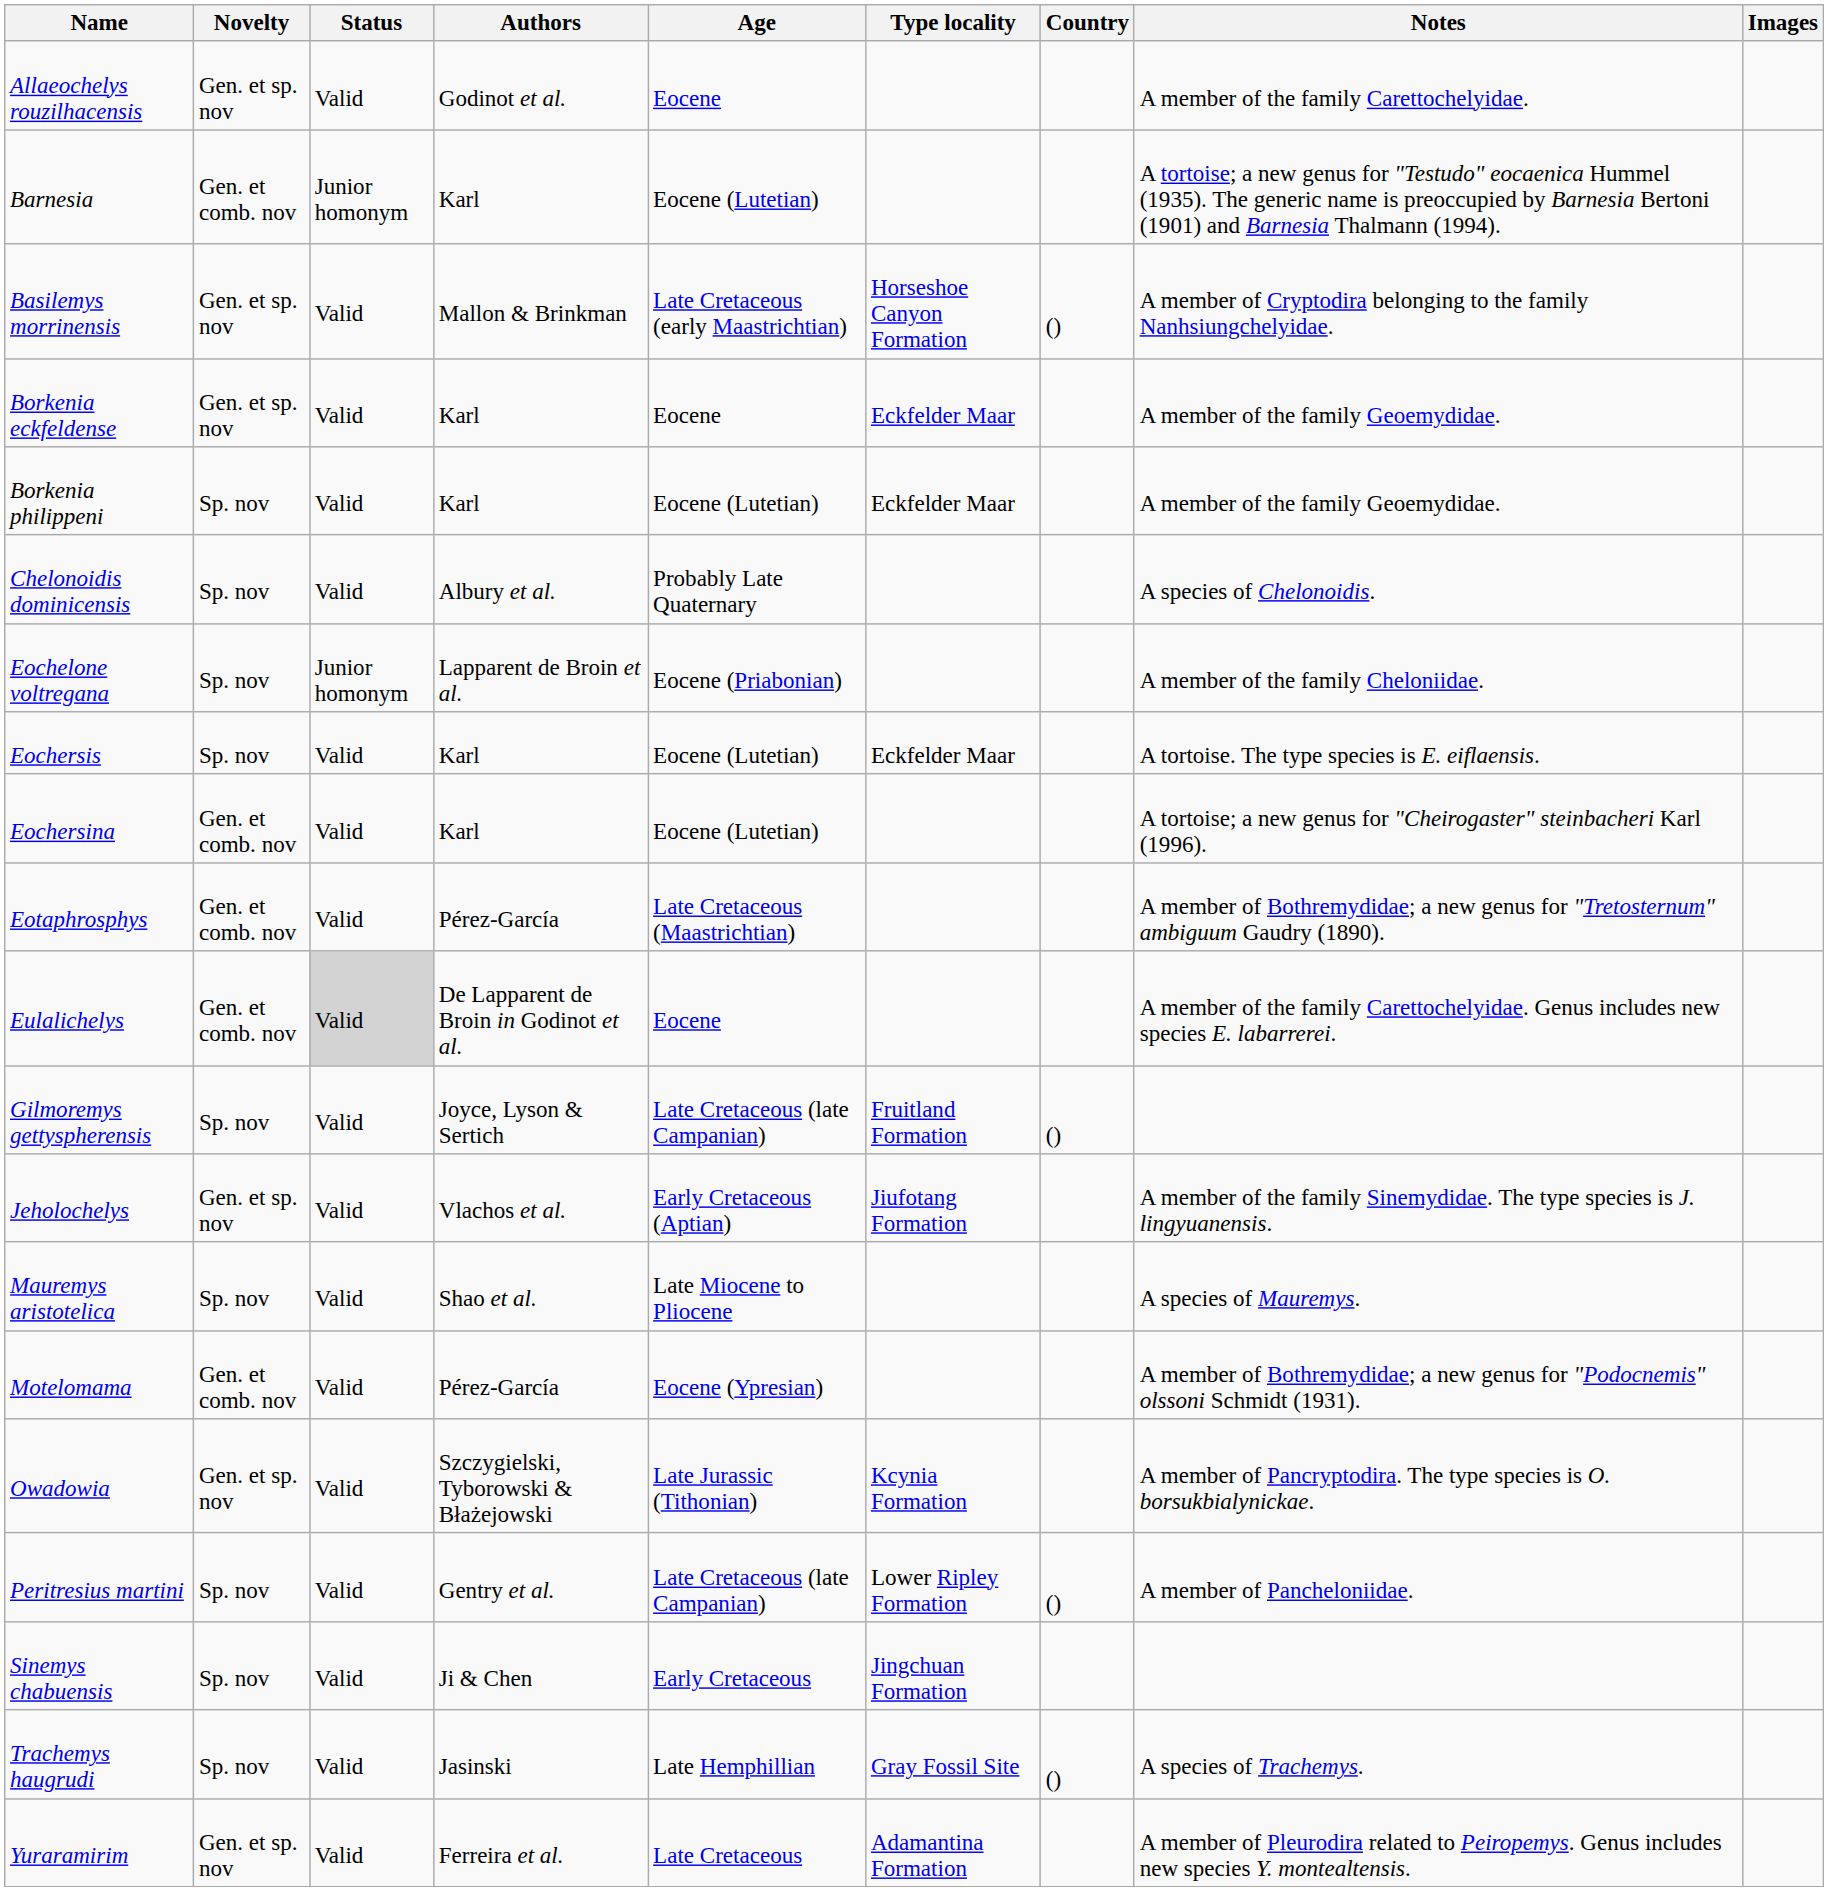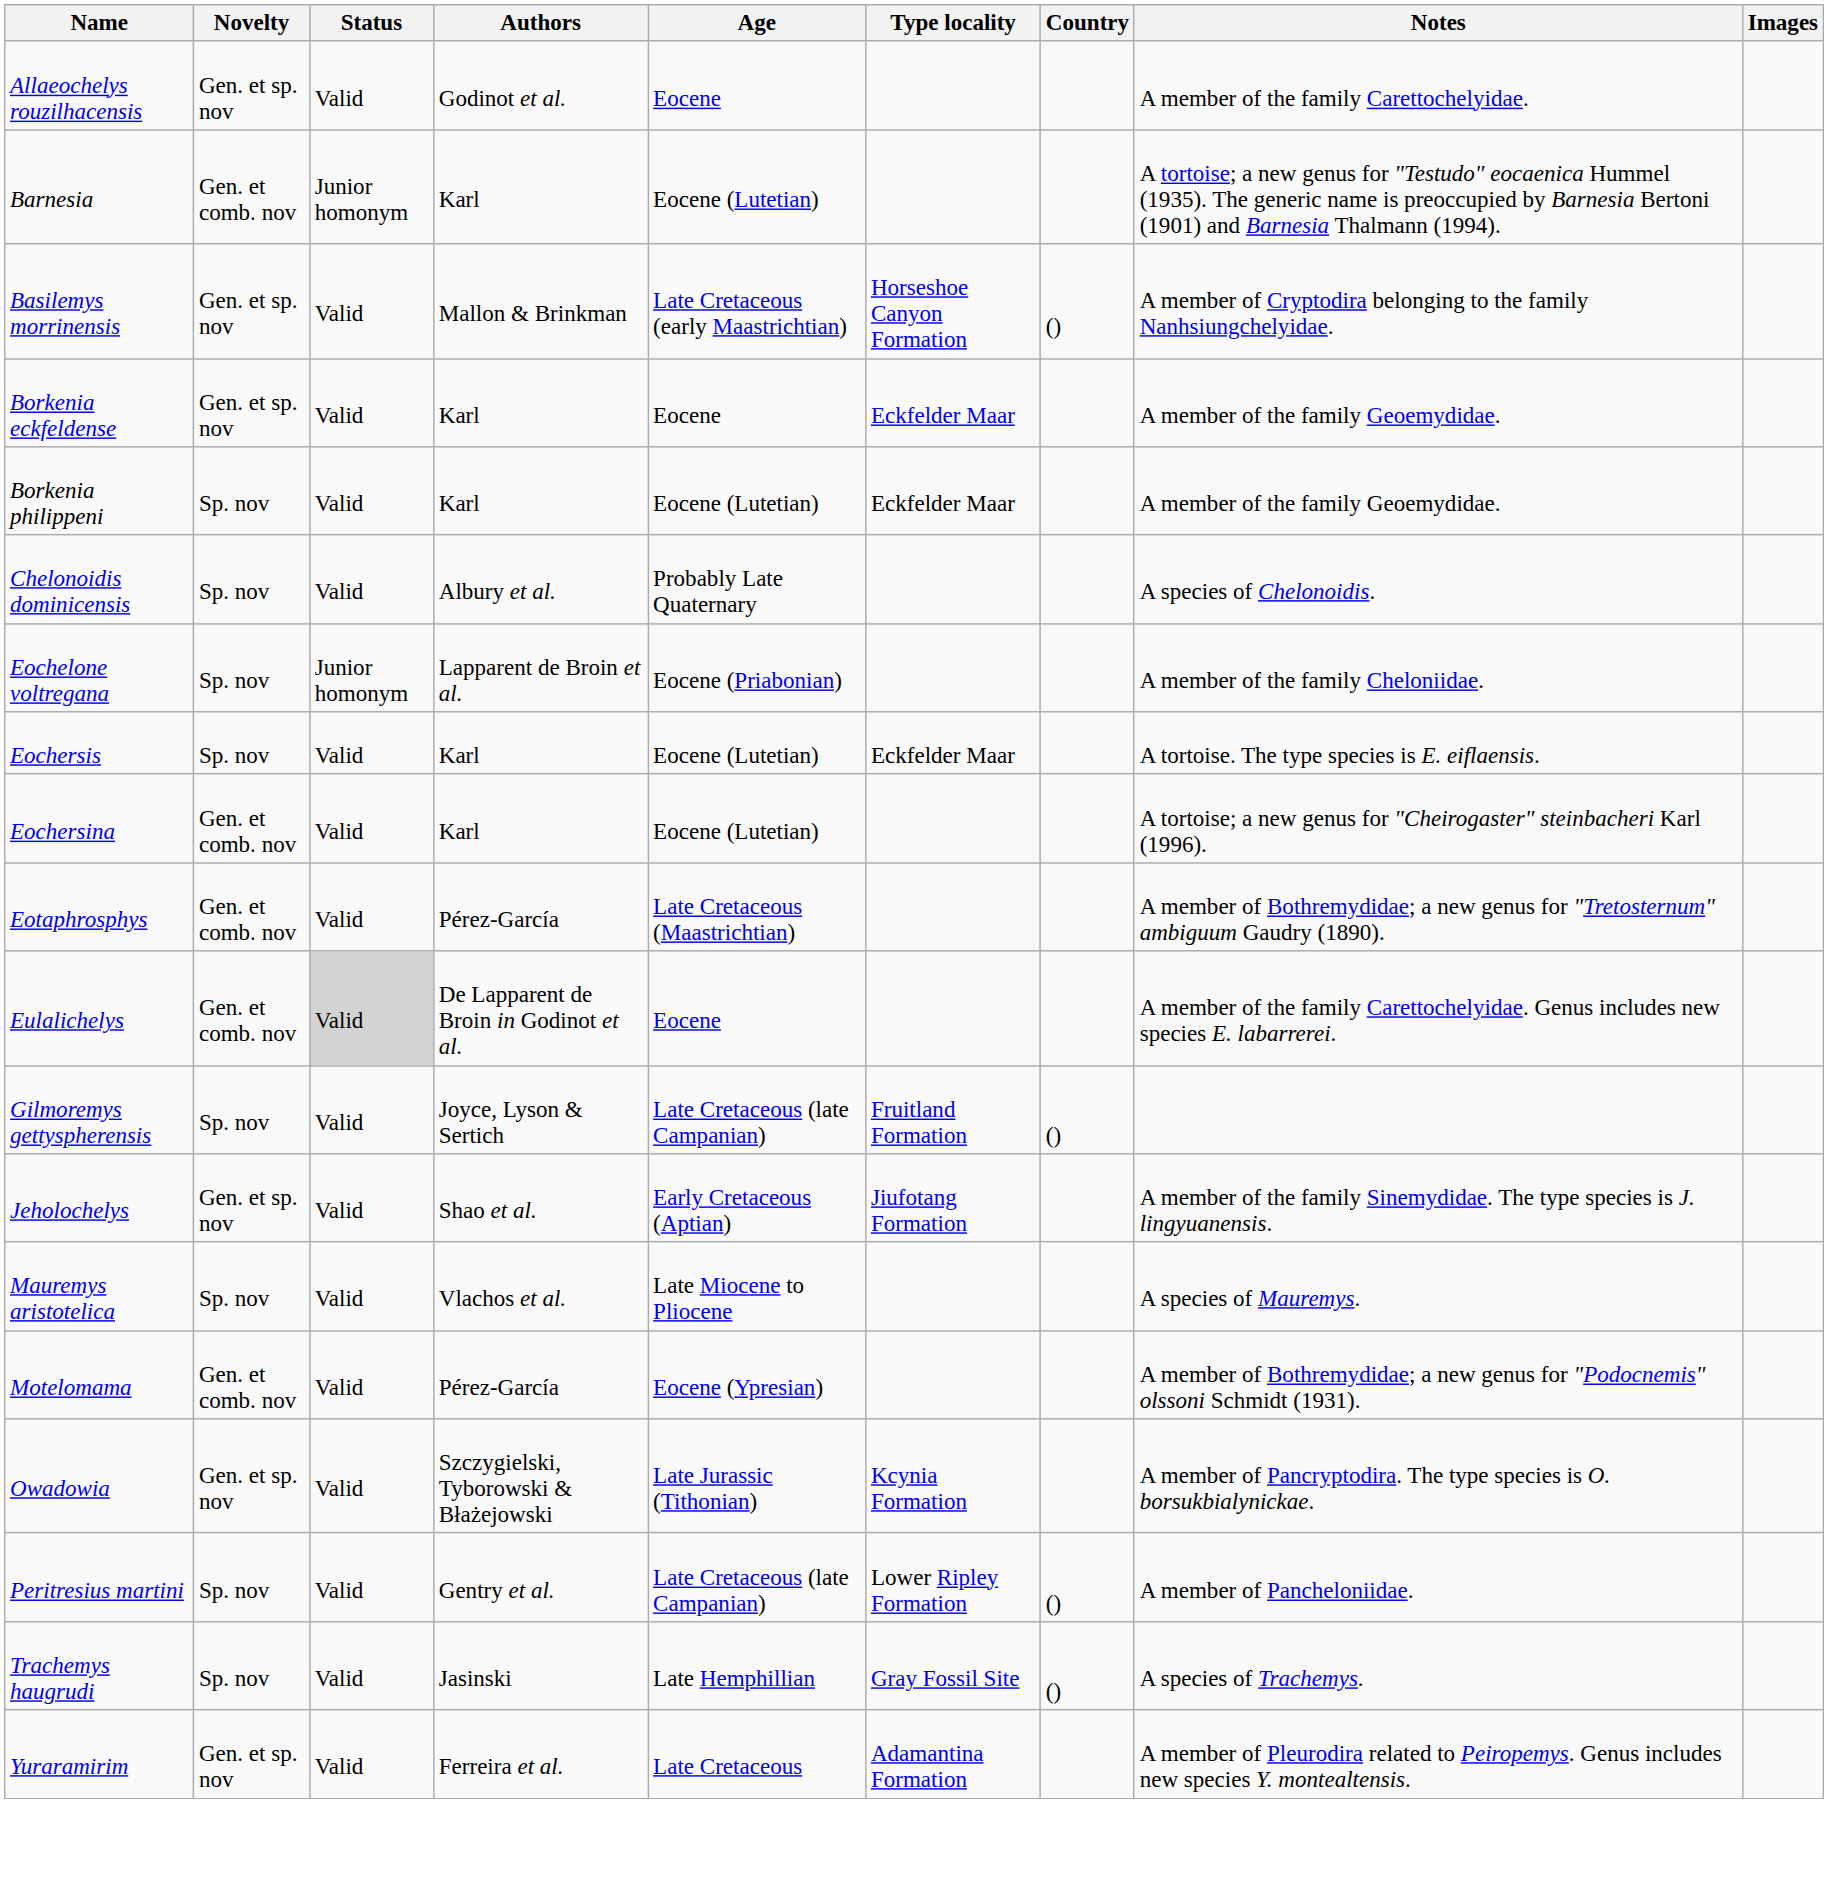(502, 1210) Vlachos et al. -> (488, 1210) Shao et al.
(488, 1298) Shao et al. -> (502, 1298) Vlachos et al.
- row: (61, 1678)
